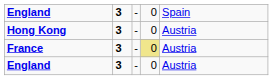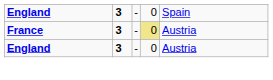- row: (37, 30)
